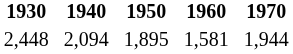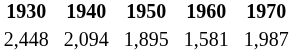(266, 39) 1,944 -> (266, 39) 1,987
